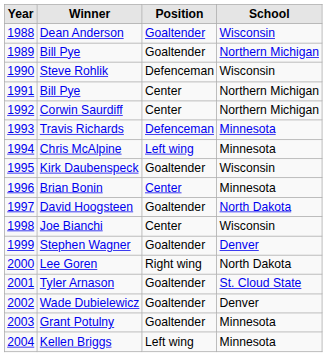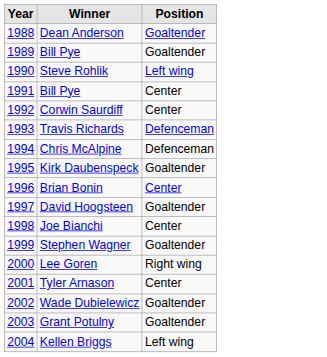- column: (269, 14)
(179, 71) Defenceman -> (169, 71) Left wing
(169, 149) Left wing -> (179, 149) Defenceman
(175, 284) Goaltender -> (163, 284) Center
